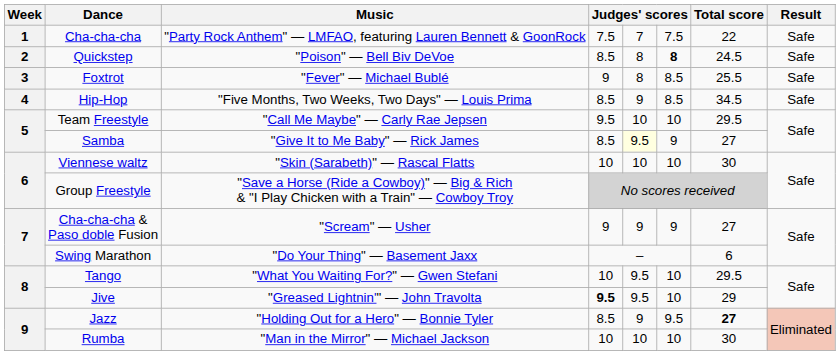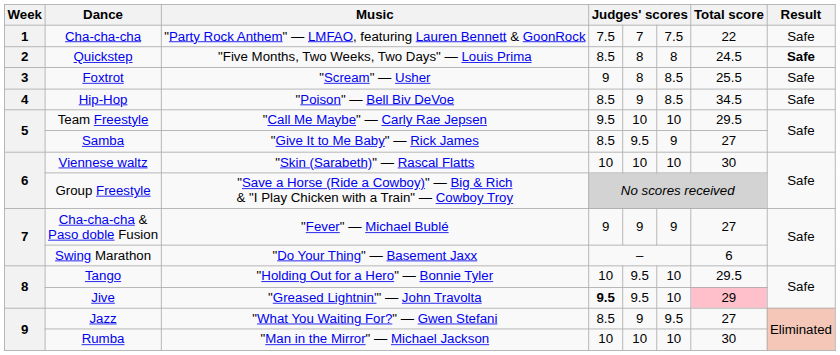(375, 57) "Poison" — Bell Biv DeVoe -> (375, 57) "Five Months, Two Weeks, Two Days" — Louis Prima
(674, 57) bold -> (674, 57) normal
(801, 57) normal -> (801, 57) bold
(375, 78) "Fever" — Michael Bublé -> (375, 78) "Scream" — Usher
(375, 99) "Five Months, Two Weeks, Two Days" — Louis Prima -> (375, 99) "Poison" — Bell Biv DeVoe
(640, 141) lightyellow background -> (640, 141) no background
(375, 226) "Scream" — Usher -> (375, 226) "Fever" — Michael Bublé
(375, 276) "What You Waiting For?" — Gwen Stefani -> (375, 276) "Holding Out for a Hero" — Bonnie Tyler
(729, 297) no background -> (729, 297) pink background
(375, 318) "Holding Out for a Hero" — Bonnie Tyler -> (375, 318) "What You Waiting For?" — Gwen Stefani
(729, 318) bold -> (729, 318) normal
